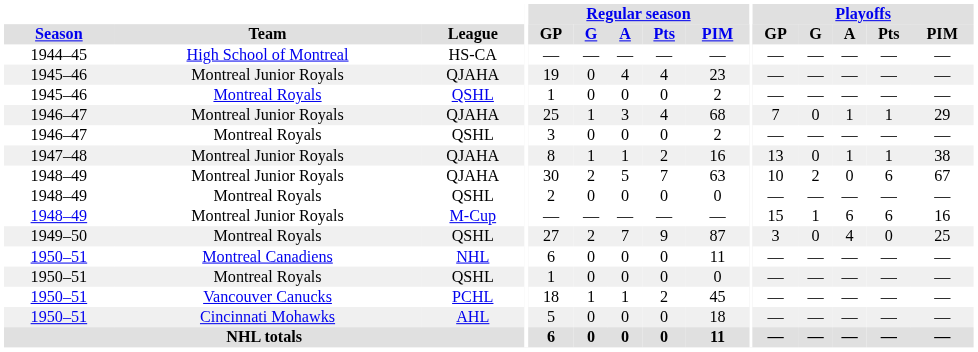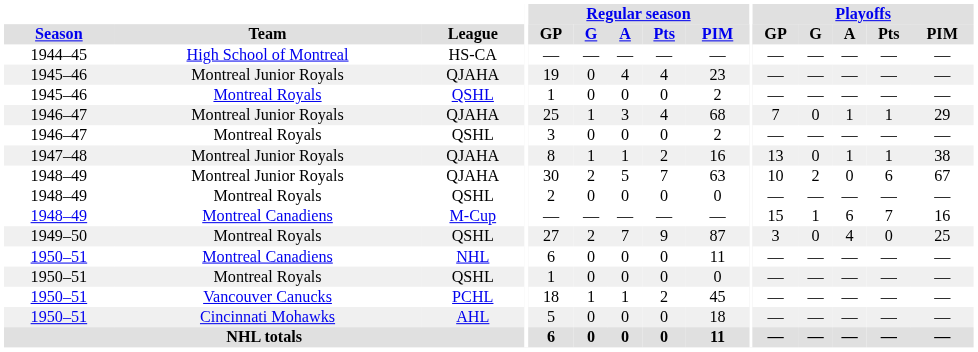(268, 216) Montreal Junior Royals -> (268, 216) Montreal Canadiens
(889, 216) 6 -> (889, 216) 7
